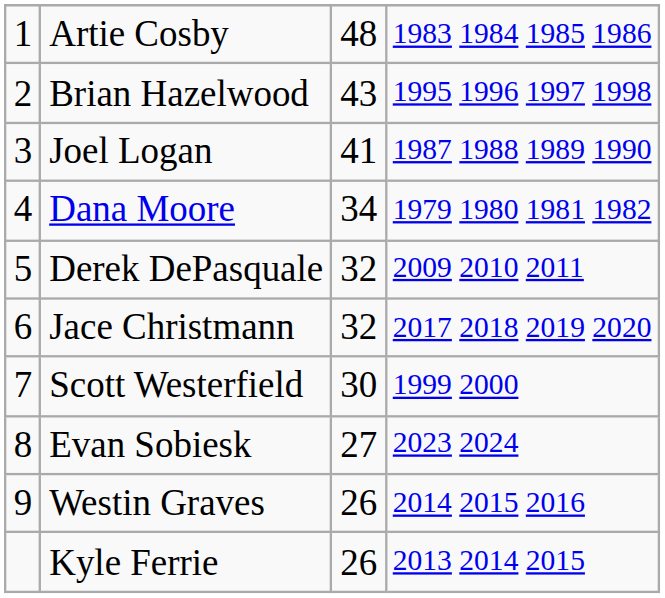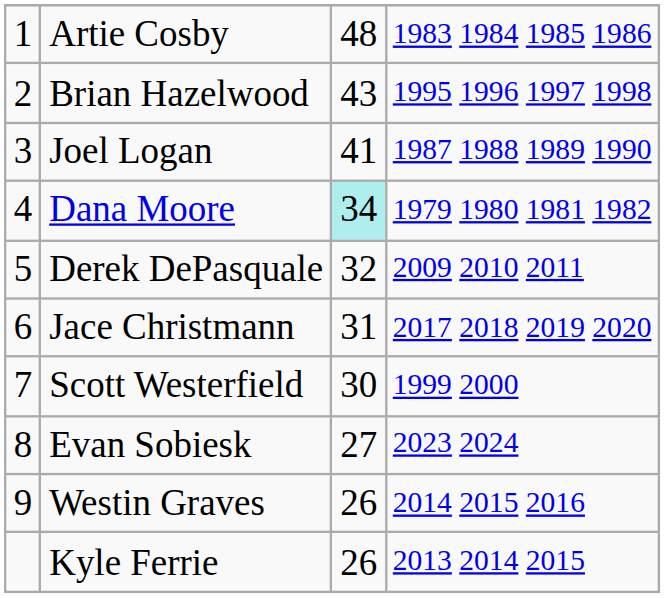(359, 209) no background -> (359, 209) paleturquoise background
(359, 326) 32 -> (359, 326) 31
